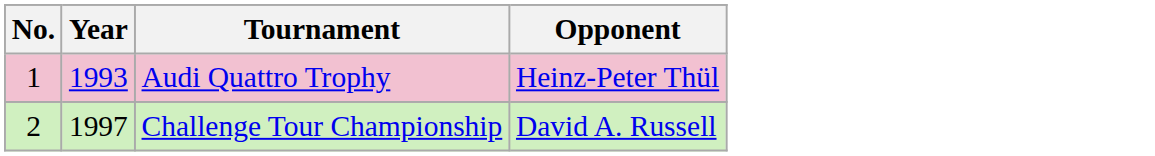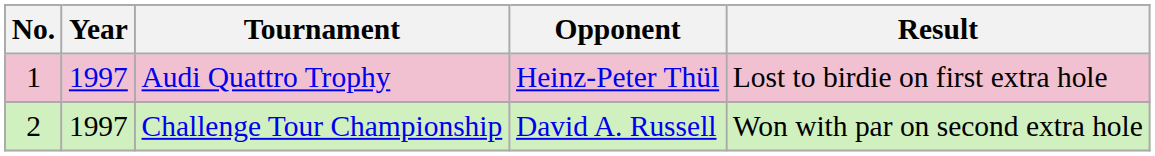+ column: (938, 28)
(98, 77) 1993 -> (98, 77) 1997
